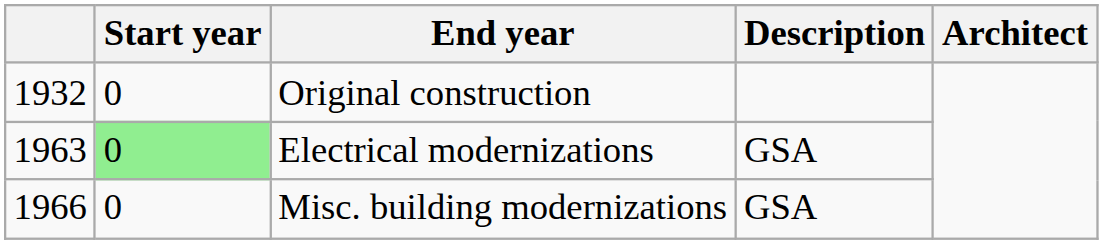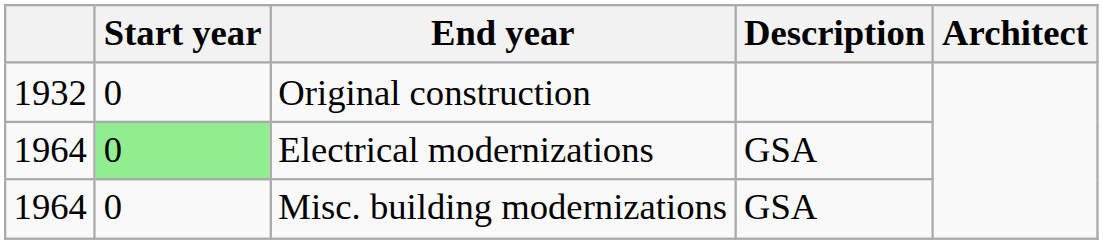(50, 149) 1963 -> (50, 149) 1964
(50, 207) 1966 -> (50, 207) 1964
